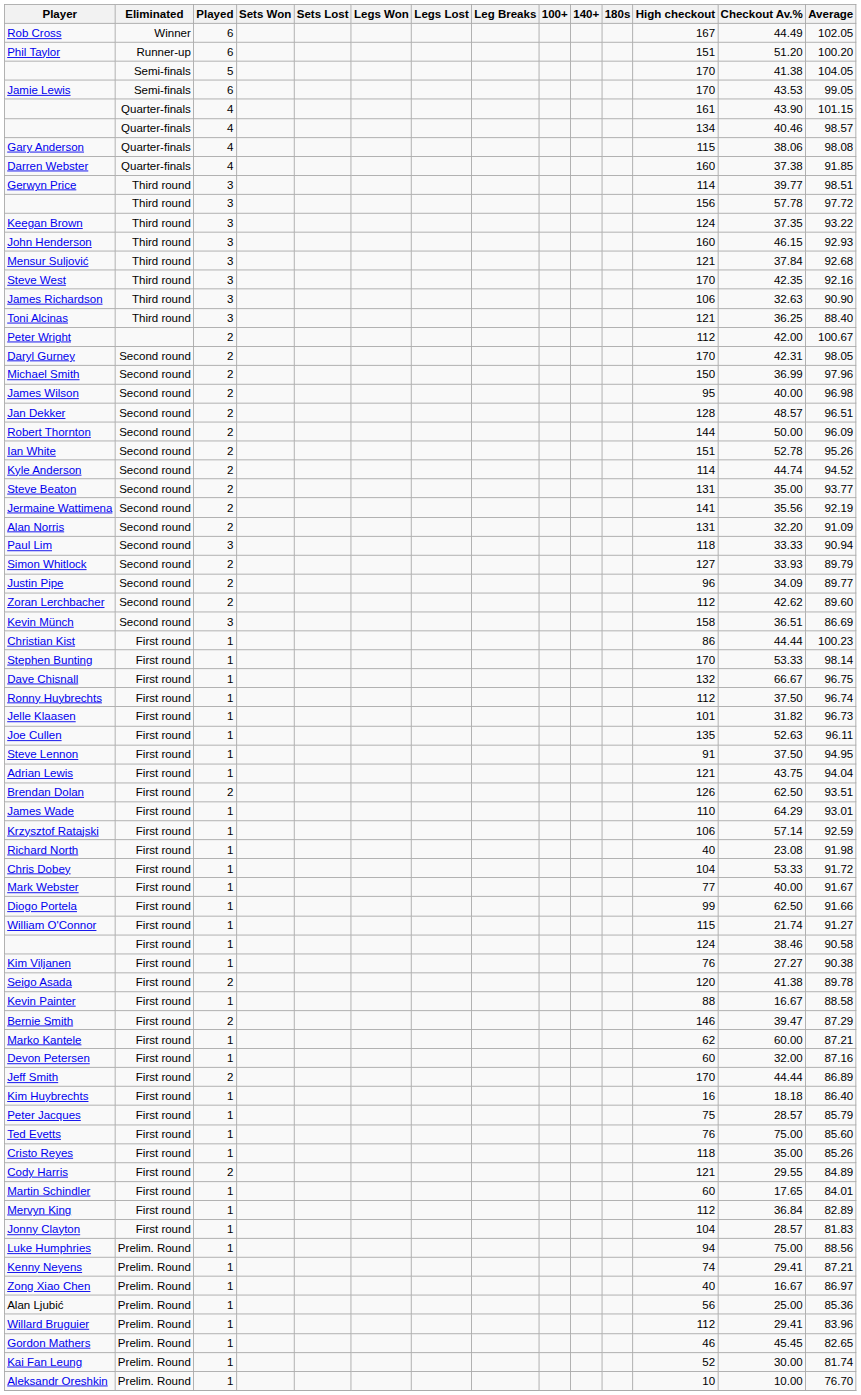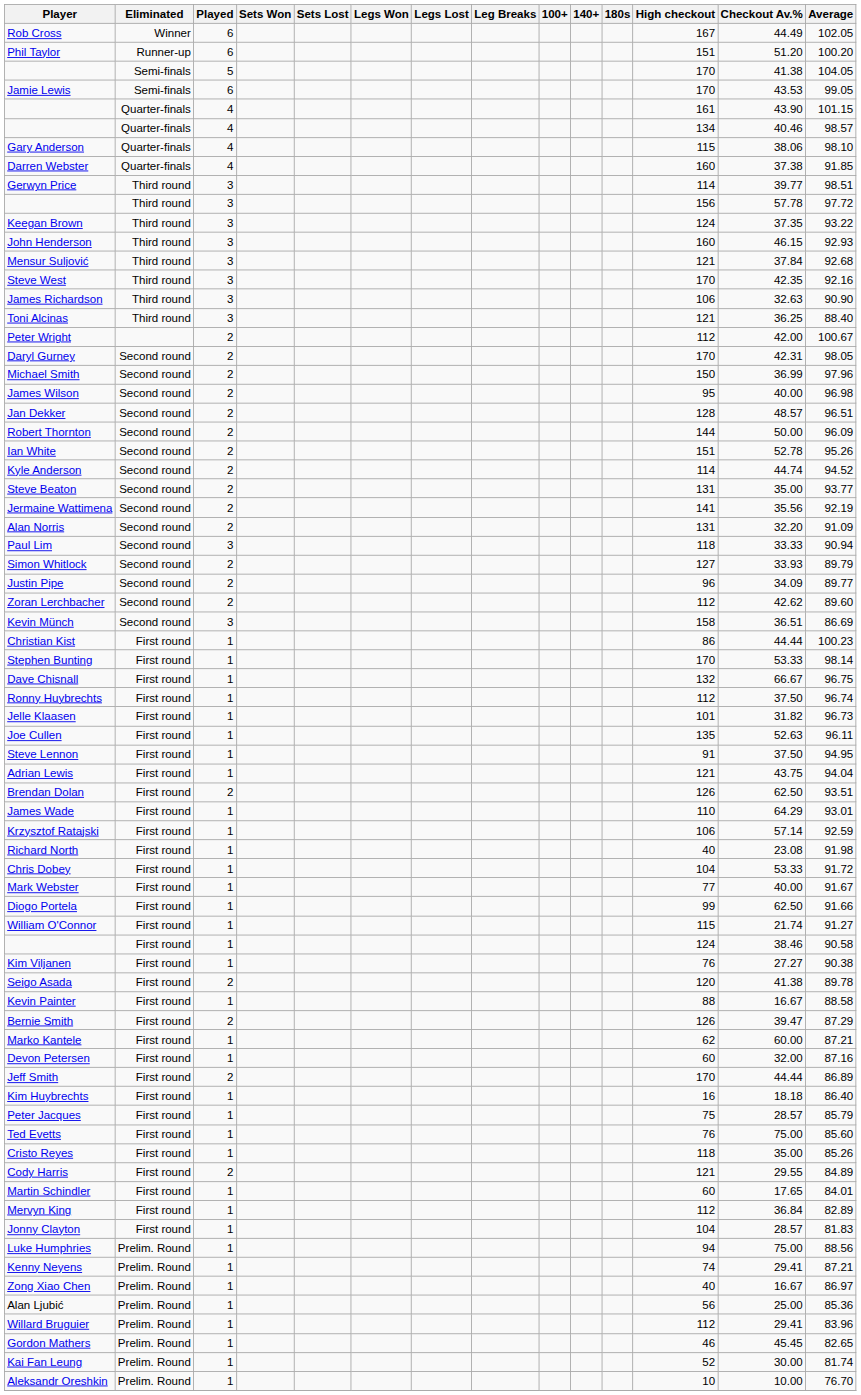(839, 147) 98.08 -> (839, 147) 98.10
(706, 1020) 146 -> (706, 1020) 126
